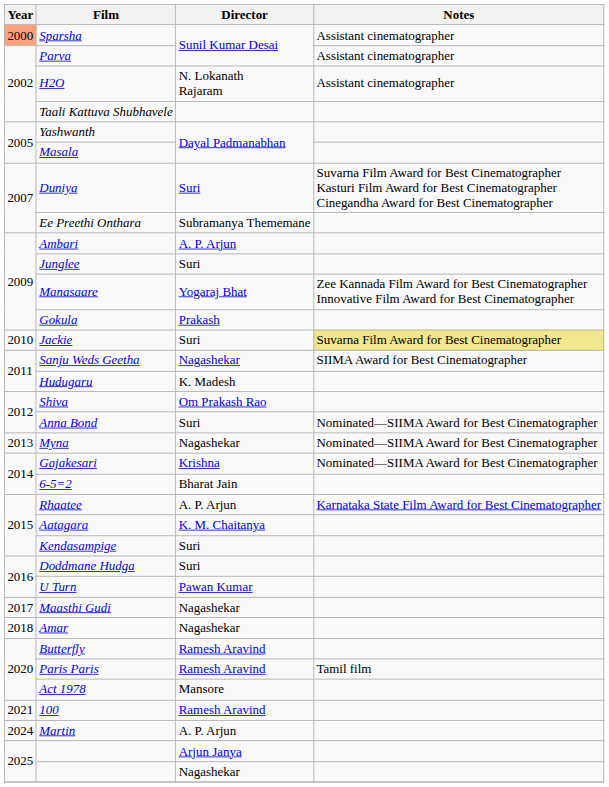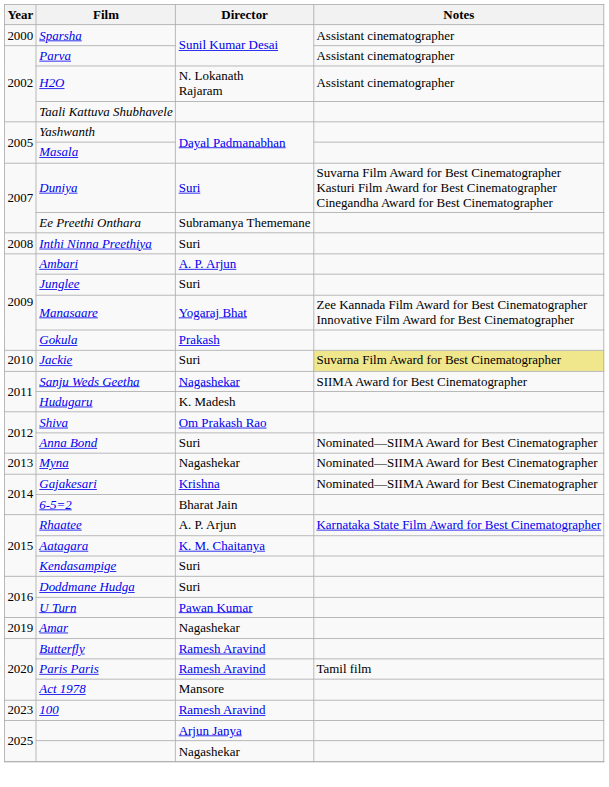(20, 35) lightsalmon background -> (20, 35) no background
+ row: (96, 243)
- row: (75, 607)
(20, 628) 2018 -> (20, 628) 2019
(20, 710) 2021 -> (20, 710) 2023
- row: (57, 730)
